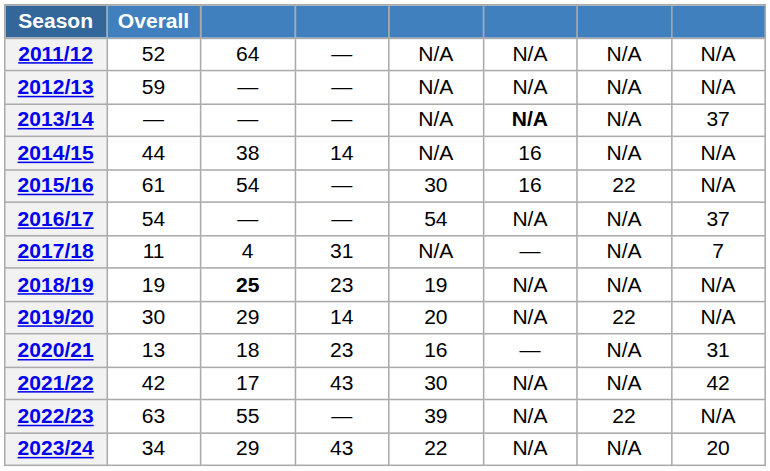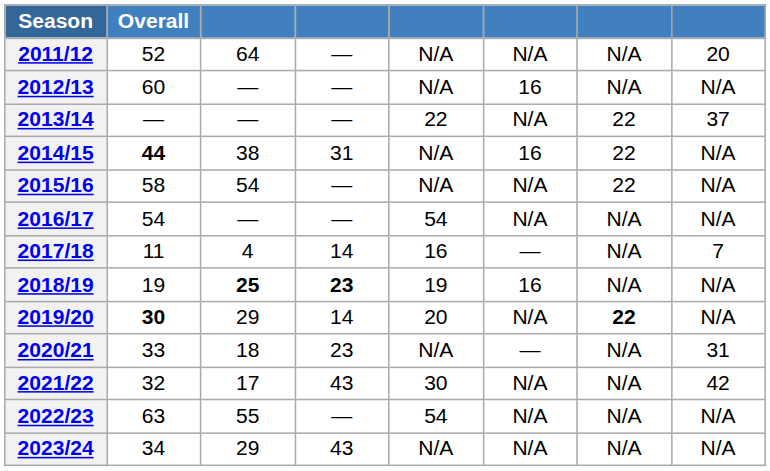(718, 54) N/A -> (718, 54) 20
(154, 87) 59 -> (154, 87) 60
(530, 87) N/A -> (530, 87) 16
(436, 120) N/A -> (436, 120) 22
(530, 120) bold -> (530, 120) normal
(624, 120) N/A -> (624, 120) 22
(154, 153) normal -> (154, 153) bold
(342, 153) 14 -> (342, 153) 31
(624, 153) N/A -> (624, 153) 22
(154, 185) 61 -> (154, 185) 58
(436, 185) 30 -> (436, 185) N/A
(530, 185) 16 -> (530, 185) N/A
(718, 218) 37 -> (718, 218) N/A
(342, 251) 31 -> (342, 251) 14
(436, 251) N/A -> (436, 251) 16
(342, 284) normal -> (342, 284) bold
(530, 284) N/A -> (530, 284) 16
(154, 317) normal -> (154, 317) bold
(624, 317) normal -> (624, 317) bold
(154, 350) 13 -> (154, 350) 33
(436, 350) 16 -> (436, 350) N/A
(154, 383) 42 -> (154, 383) 32
(436, 416) 39 -> (436, 416) 54
(624, 416) 22 -> (624, 416) N/A
(436, 449) 22 -> (436, 449) N/A
(718, 449) 20 -> (718, 449) N/A
